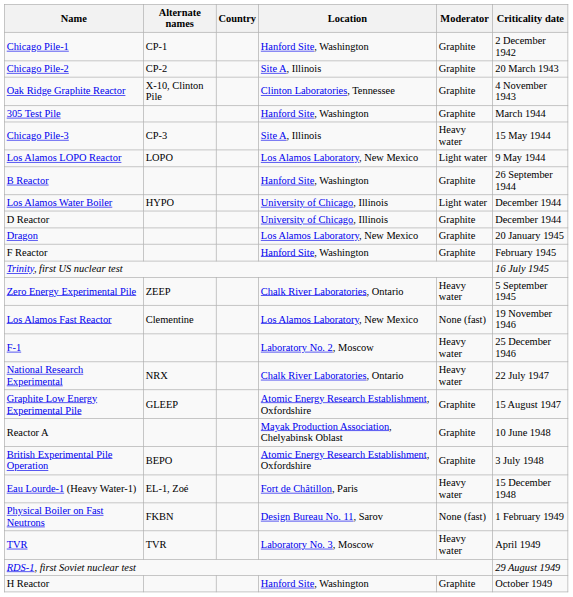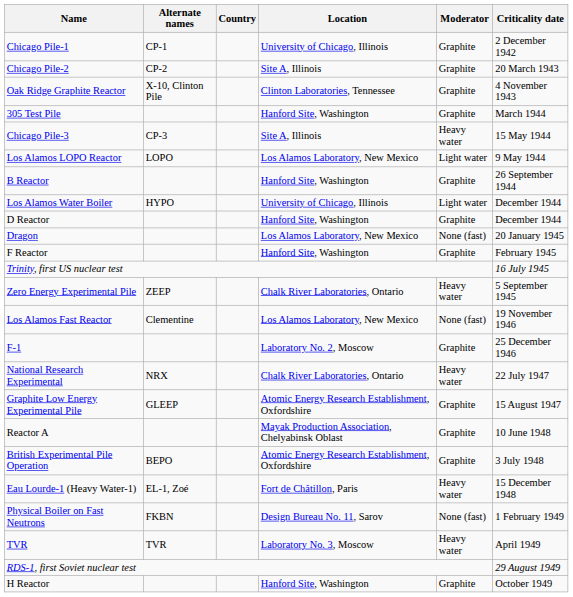(315, 46) Hanford Site, Washington -> (324, 46) University of Chicago, Illinois
(324, 219) University of Chicago, Illinois -> (315, 219) Hanford Site, Washington
(457, 236) Graphite -> (462, 236) None (fast)
(452, 347) Heavy water -> (457, 347) Graphite
